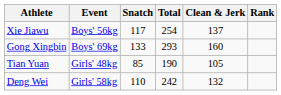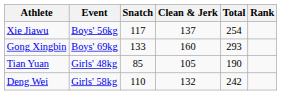columns swapped: (215, 13) <-> (169, 13)
